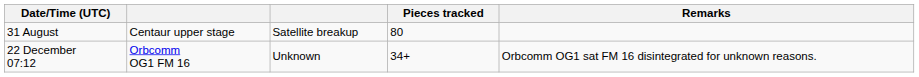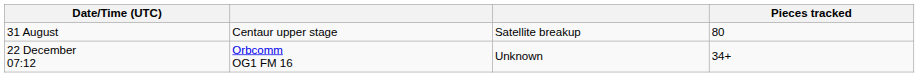- column: (706, 13)
